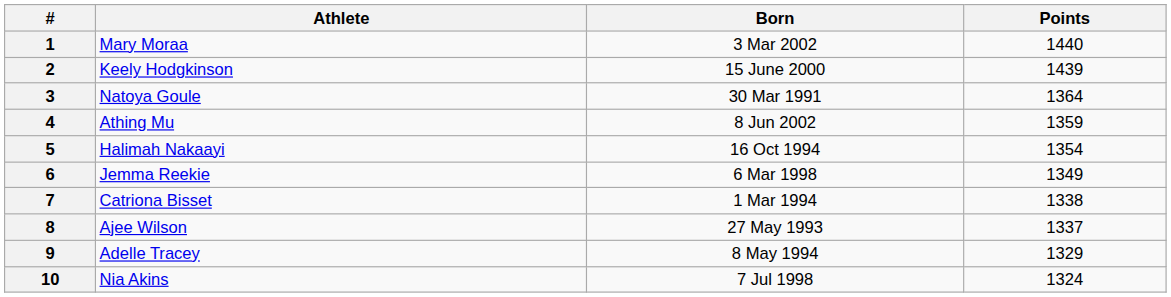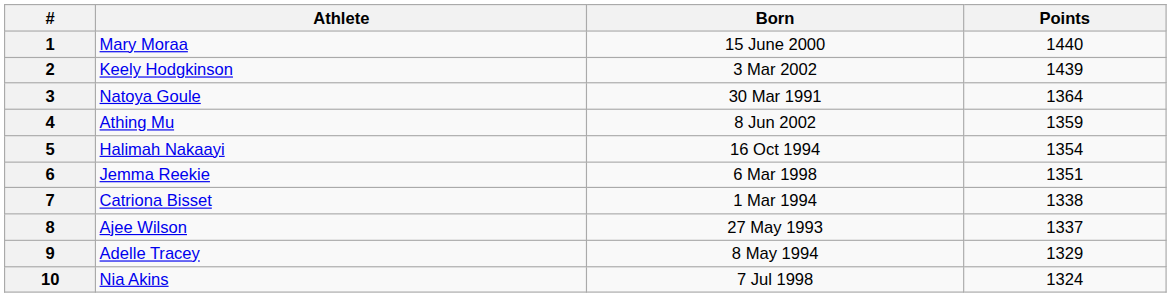(775, 44) 3 Mar 2002 -> (775, 44) 15 June 2000
(775, 70) 15 June 2000 -> (775, 70) 3 Mar 2002
(1065, 175) 1349 -> (1065, 175) 1351
